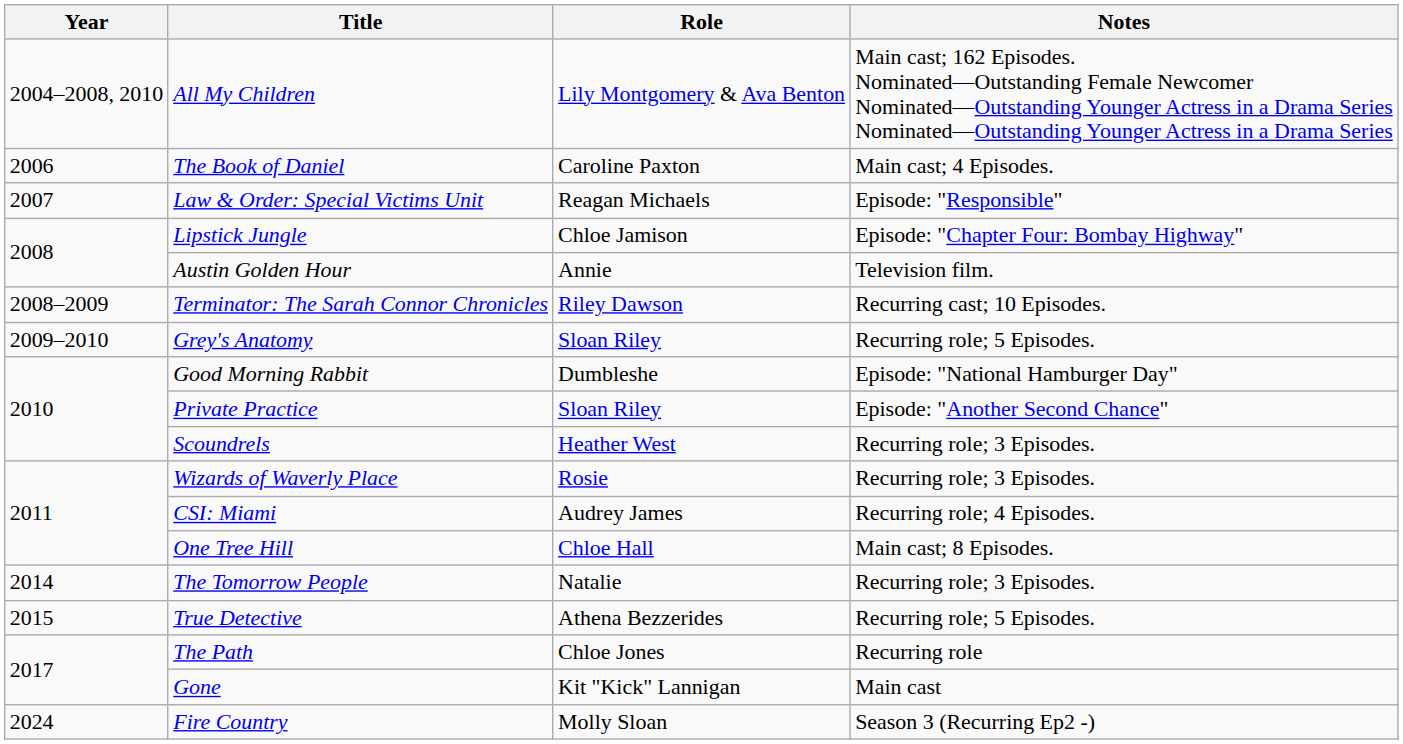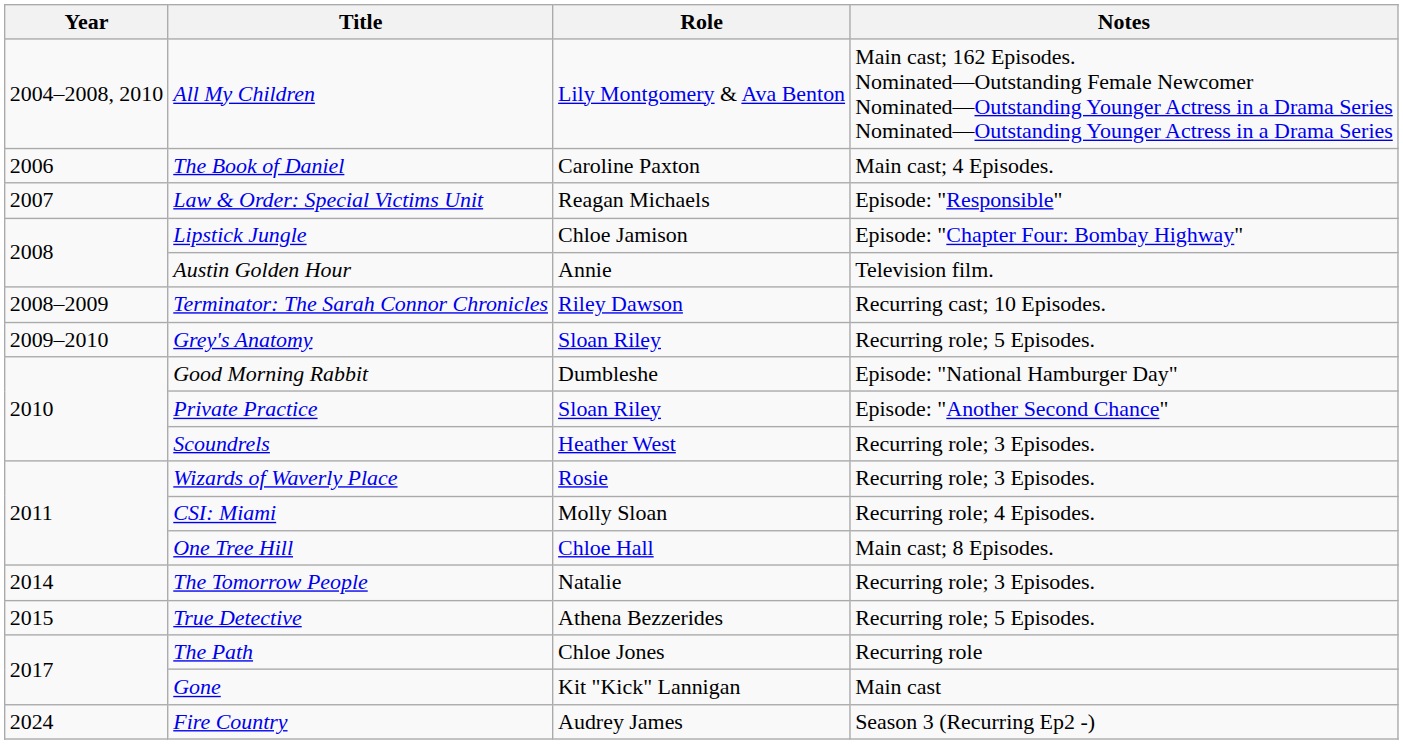(620, 513) Audrey James -> (613, 513) Molly Sloan
(613, 721) Molly Sloan -> (620, 721) Audrey James
